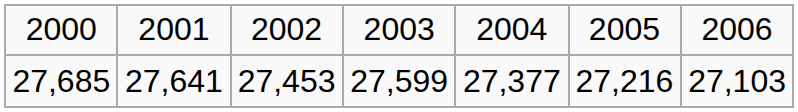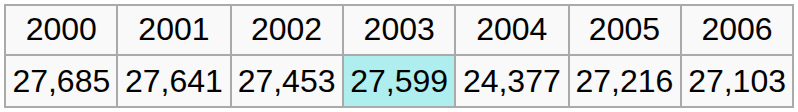(399, 80) no background -> (399, 80) paleturquoise background
(512, 80) 27,377 -> (512, 80) 24,377
